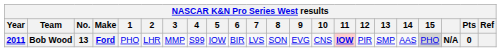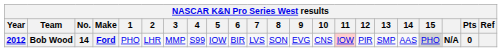(16, 40) 2011 -> (16, 40) 2012
(84, 40) 13 -> (84, 40) 14
(345, 40) bold -> (345, 40) normal
